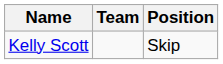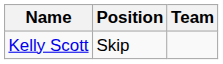columns swapped: (181, 17) <-> (118, 17)
